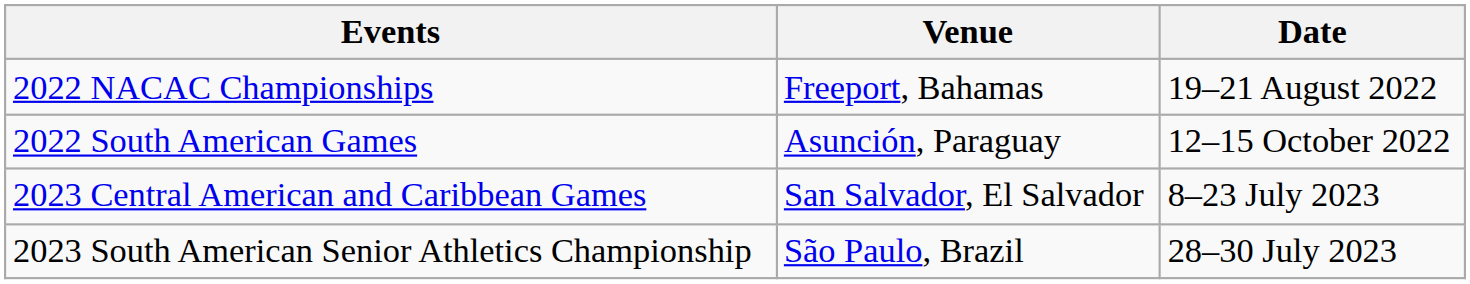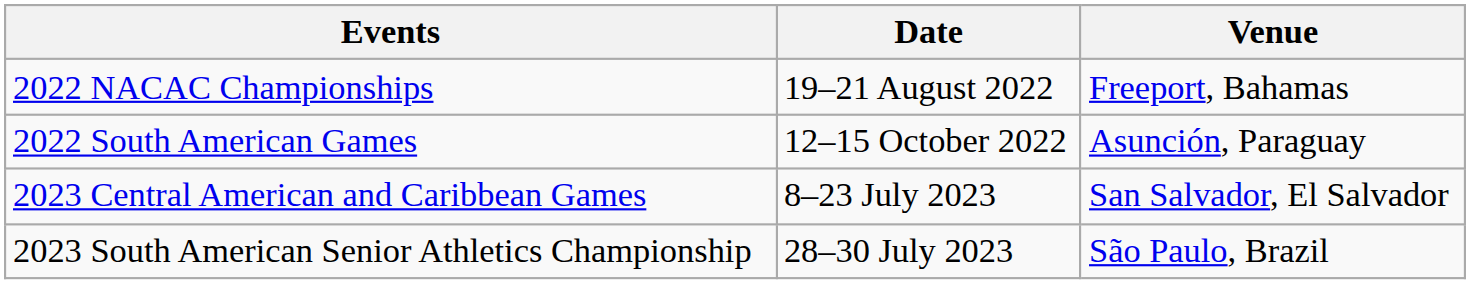columns swapped: (1312, 31) <-> (968, 31)
